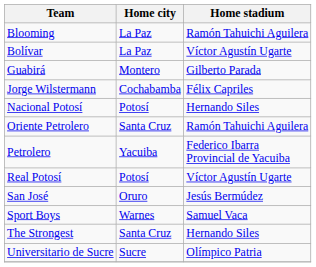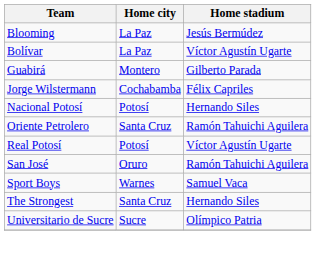(247, 32) Ramón Tahuichi Aguilera -> (225, 32) Jesús Bermúdez
- row: (29, 151)
(225, 196) Jesús Bermúdez -> (247, 164) Ramón Tahuichi Aguilera
